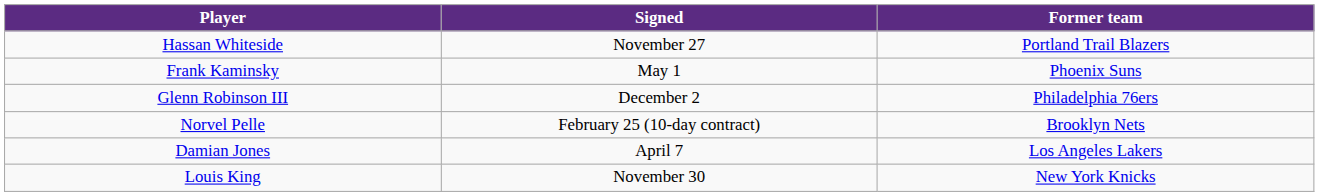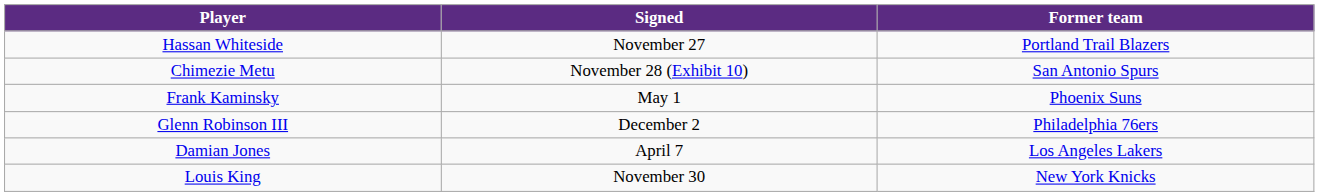+ row: (223, 71)
- row: (223, 124)
